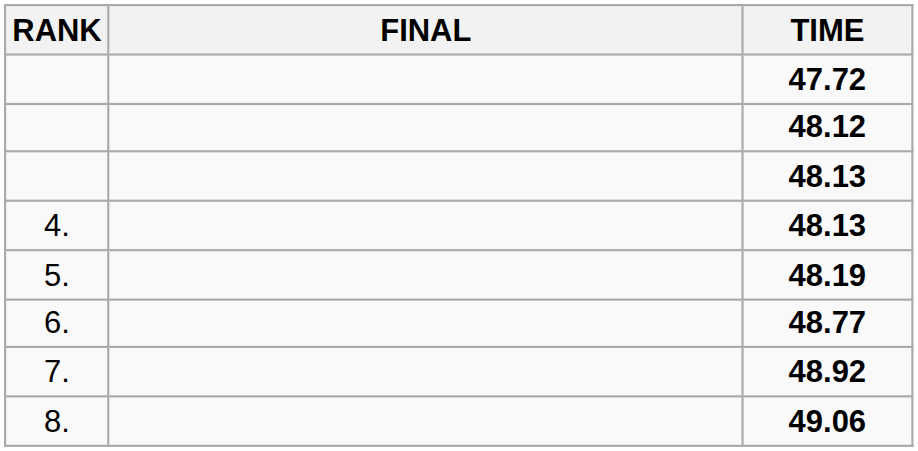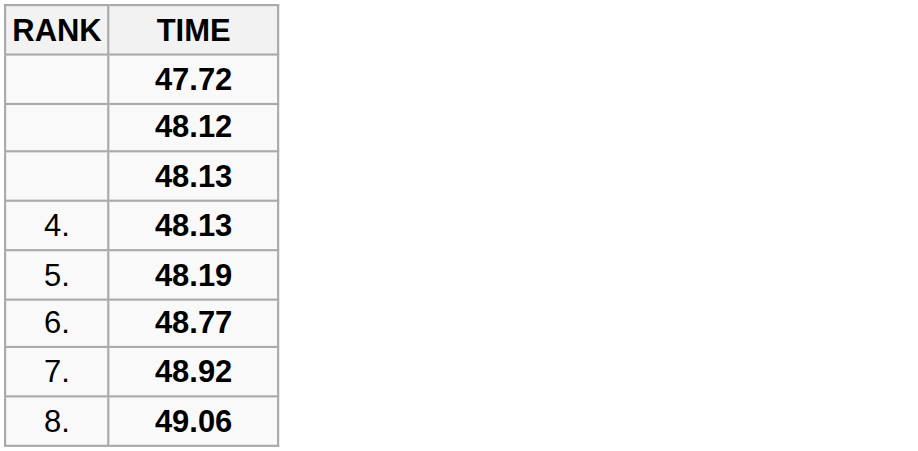- column: (426, 30)
